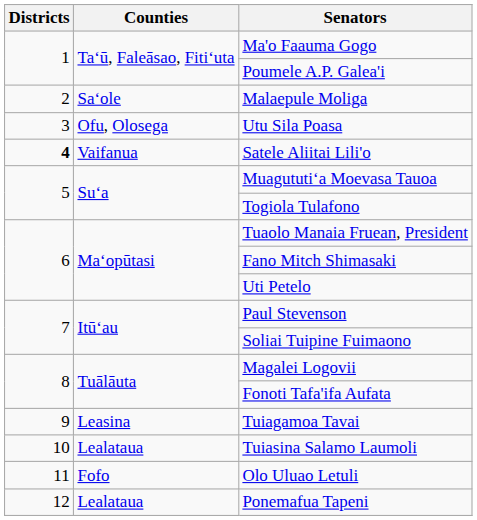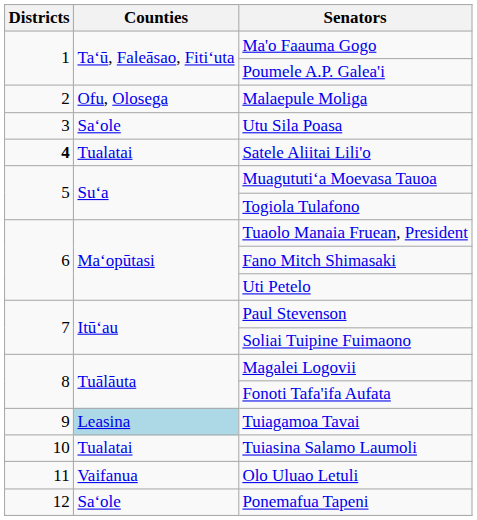(99, 98) Saʻole -> (123, 98) Ofu, Olosega
(123, 125) Ofu, Olosega -> (99, 125) Saʻole
(108, 152) Vaifanua -> (105, 152) Tualatai
(104, 421) no background -> (104, 421) lightblue background
(110, 448) Lealataua -> (105, 448) Tualatai
(94, 475) Fofo -> (108, 475) Vaifanua
(110, 502) Lealataua -> (99, 502) Saʻole
